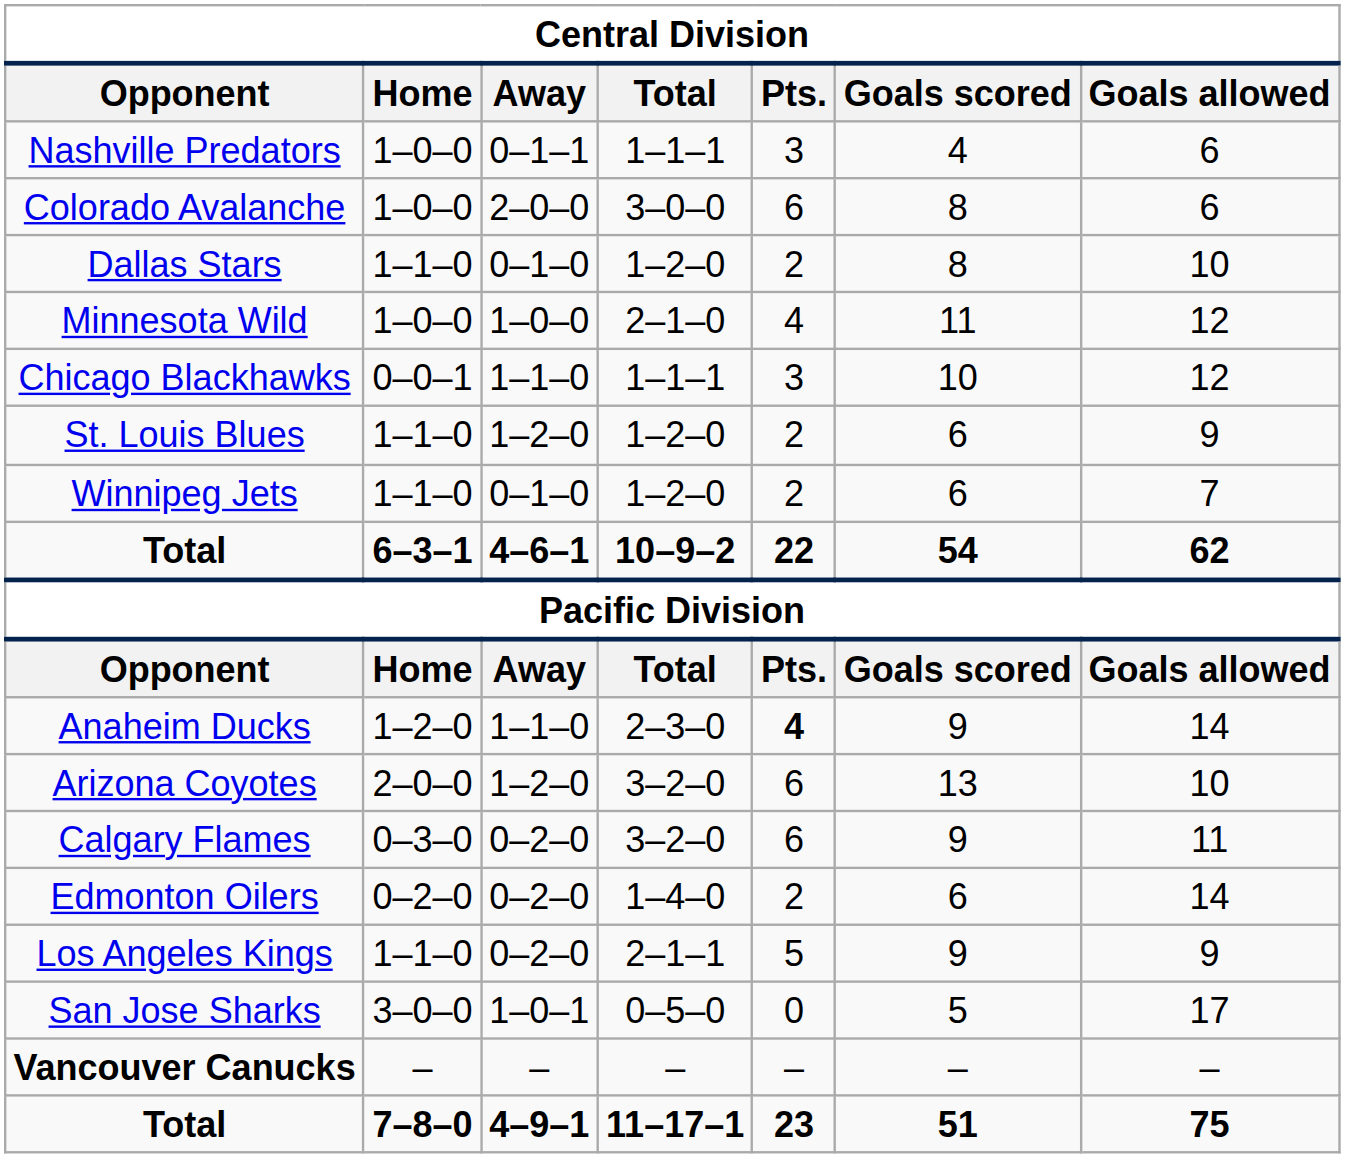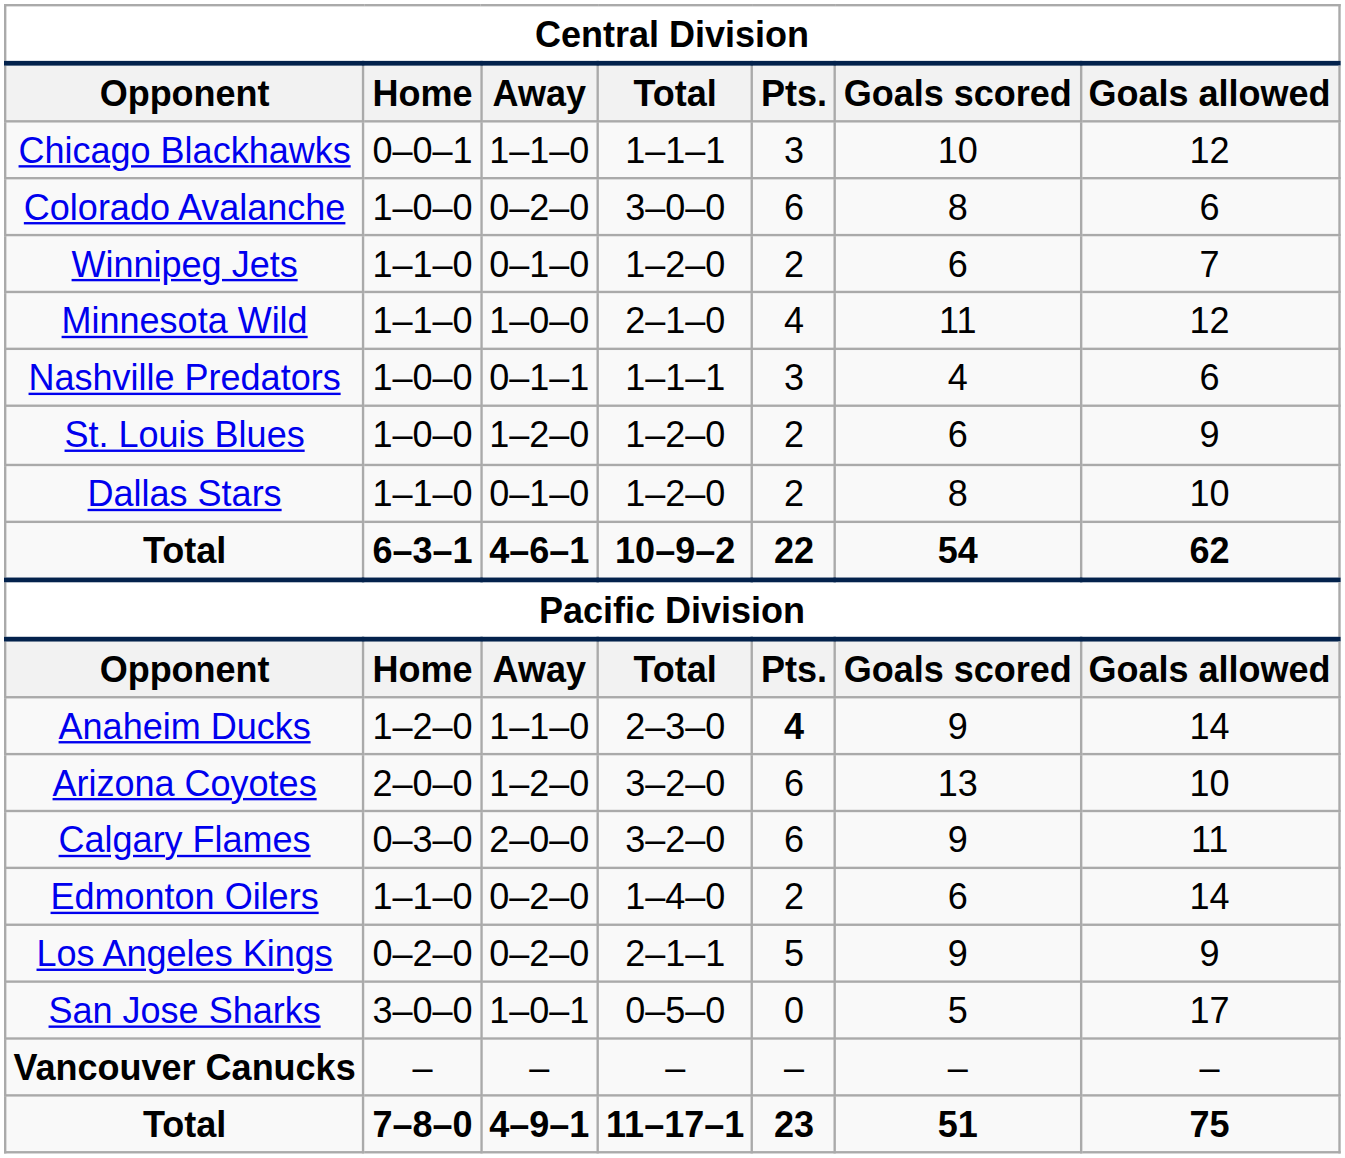rows swapped: (185, 378) <-> (185, 150)
(539, 207) 2–0–0 -> (539, 207) 0–2–0
rows swapped: (185, 264) <-> (185, 492)
(422, 321) 1–0–0 -> (422, 321) 1–1–0
(422, 435) 1–1–0 -> (422, 435) 1–0–0
(539, 839) 0–2–0 -> (539, 839) 2–0–0
(422, 896) 0–2–0 -> (422, 896) 1–1–0
(422, 953) 1–1–0 -> (422, 953) 0–2–0
